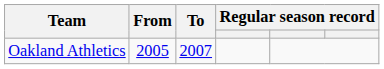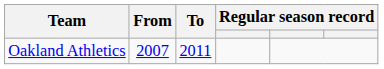(153, 50) 2005 -> (153, 50) 2007
(196, 50) 2007 -> (195, 50) 2011
